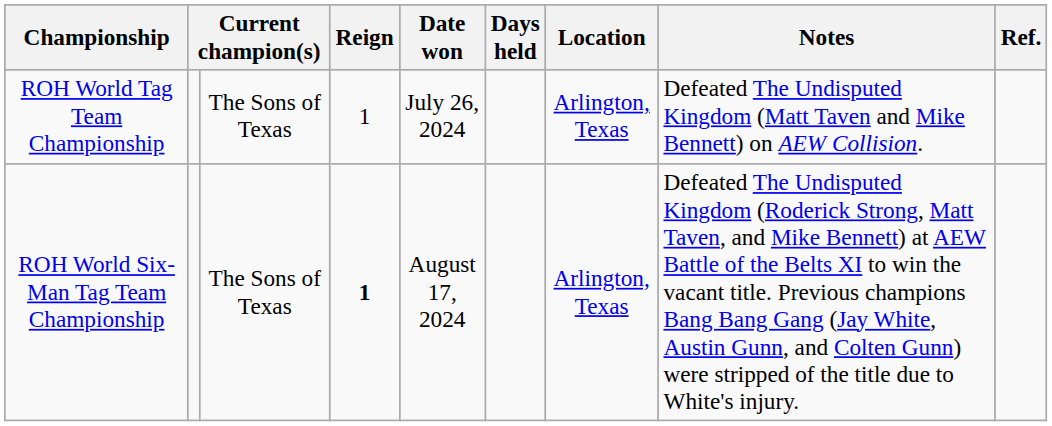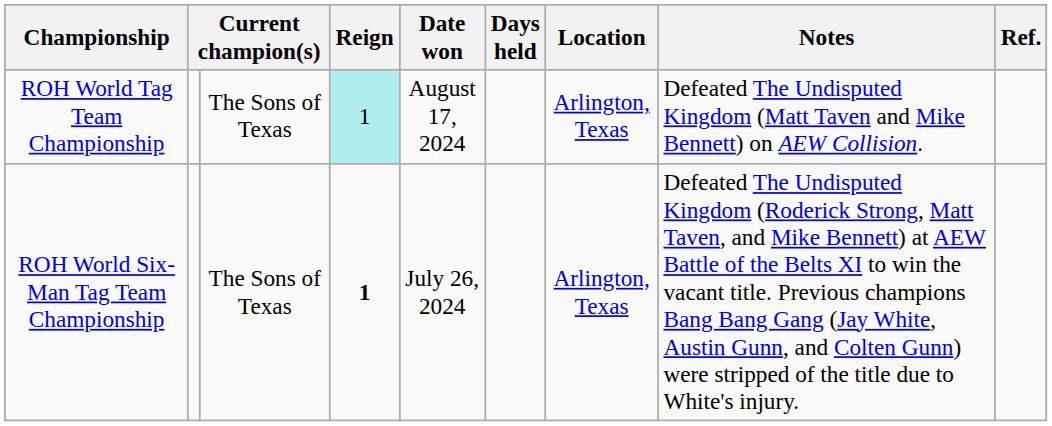(365, 116) no background -> (365, 116) paleturquoise background
(442, 116) July 26, 2024 -> (442, 116) August 17, 2024
(442, 291) August 17, 2024 -> (442, 291) July 26, 2024
